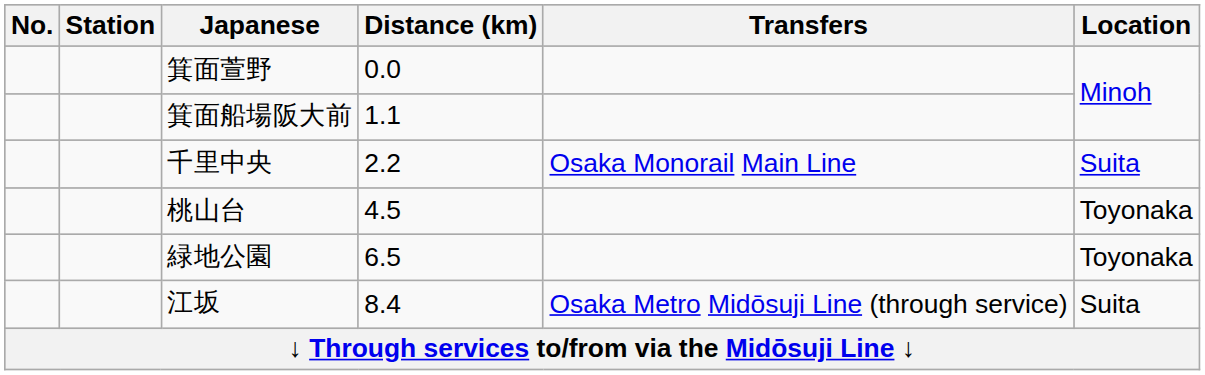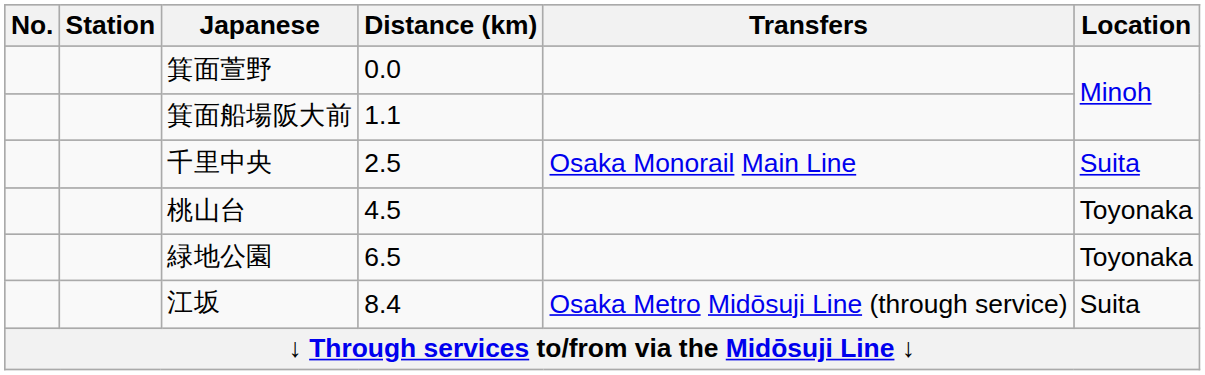(383, 163) 2.2 -> (383, 163) 2.5
